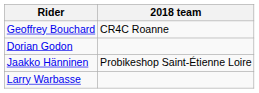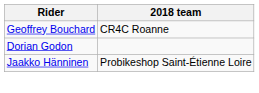- row: (44, 79)
